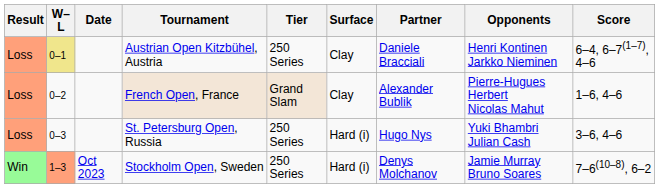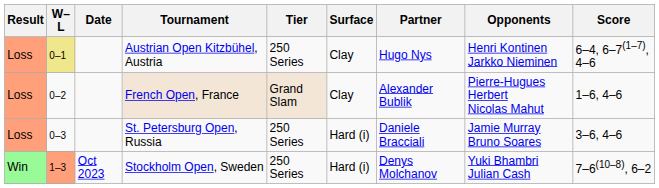(402, 54) Daniele Bracciali -> (405, 54) Hugo Nys
(405, 135) Hugo Nys -> (402, 135) Daniele Bracciali
(503, 135) Yuki Bhambri Julian Cash -> (505, 135) Jamie Murray Bruno Soares
(505, 167) Jamie Murray Bruno Soares -> (503, 167) Yuki Bhambri Julian Cash
